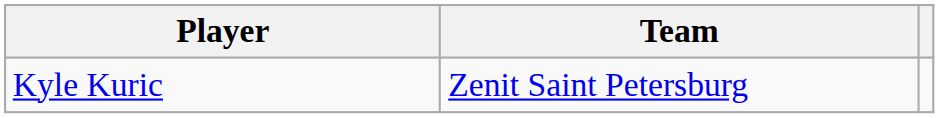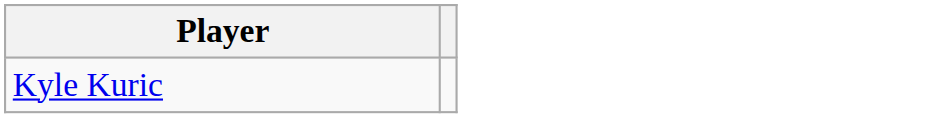- column: (679, 31)
